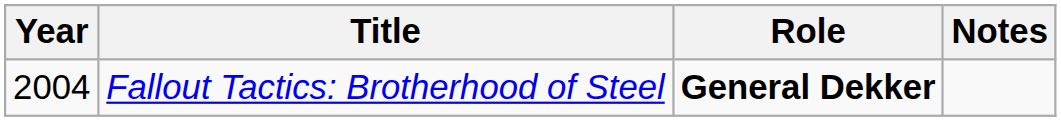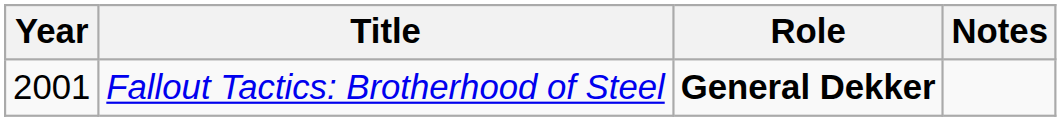(52, 87) 2004 -> (52, 87) 2001
